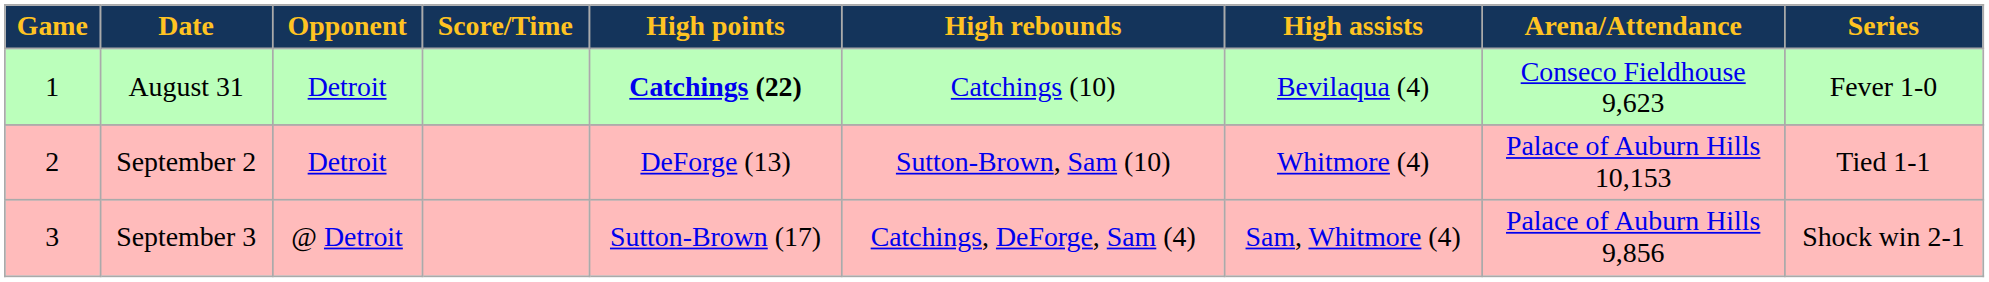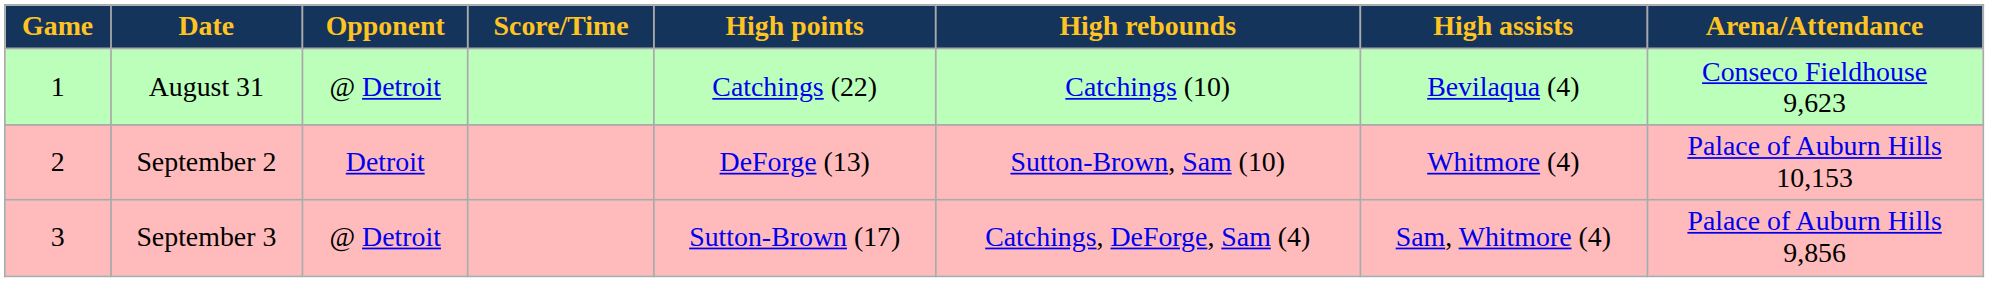- column: (1883, 26)
(347, 86) Detroit -> (385, 86) @ Detroit
(716, 86) bold -> (795, 86) normal
